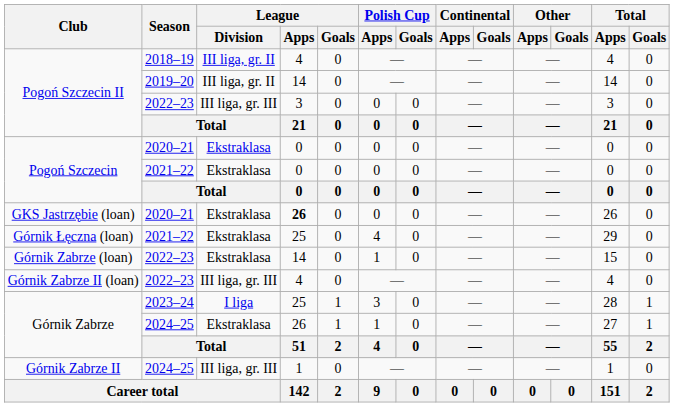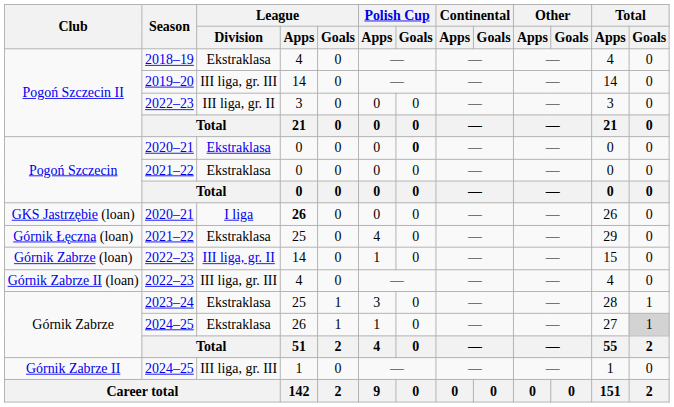(239, 59) III liga, gr. II -> (239, 59) Ekstraklasa
(239, 81) III liga, gr. II -> (239, 81) III liga, gr. III
(239, 103) III liga, gr. III -> (239, 103) III liga, gr. II
(416, 147) normal -> (416, 147) bold
(239, 214) Ekstraklasa -> (239, 214) I liga
(239, 258) Ekstraklasa -> (239, 258) III liga, gr. II
(239, 302) I liga -> (239, 302) Ekstraklasa
(649, 324) no background -> (649, 324) lightgrey background
